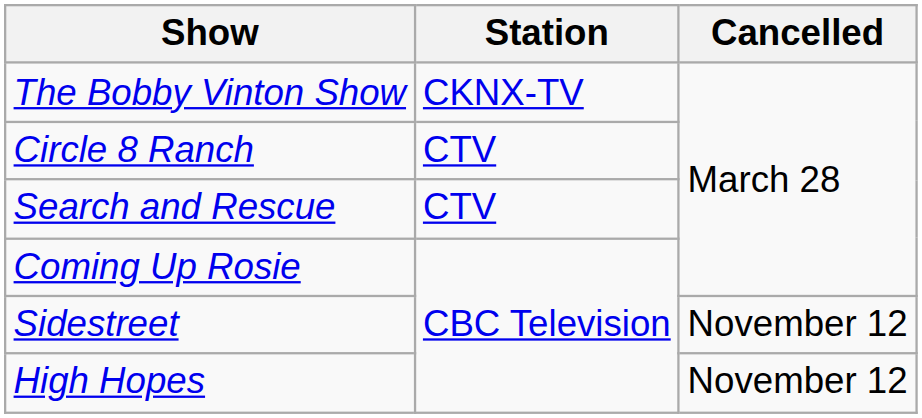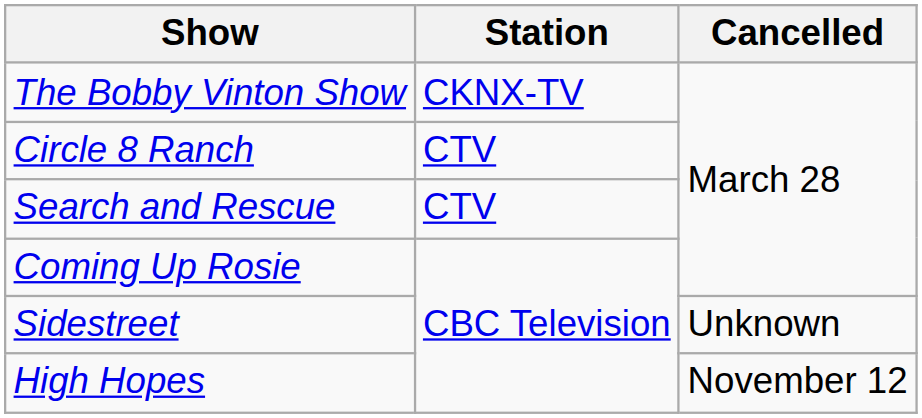(798, 324) November 12 -> (764, 324) Unknown
